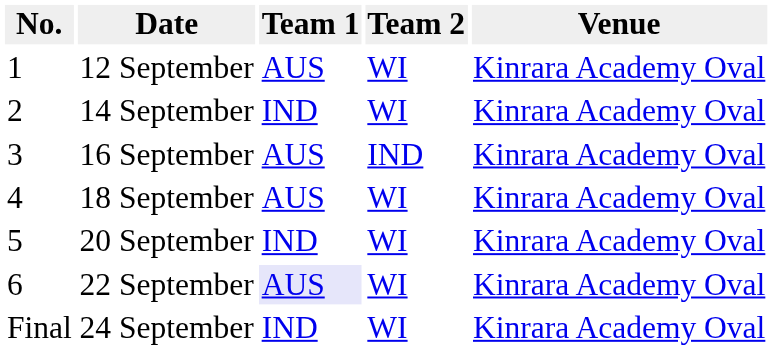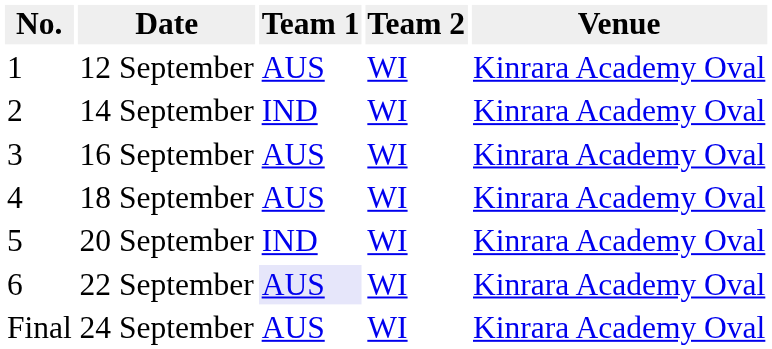(395, 154) IND -> (387, 154) WI
(290, 327) IND -> (293, 327) AUS
